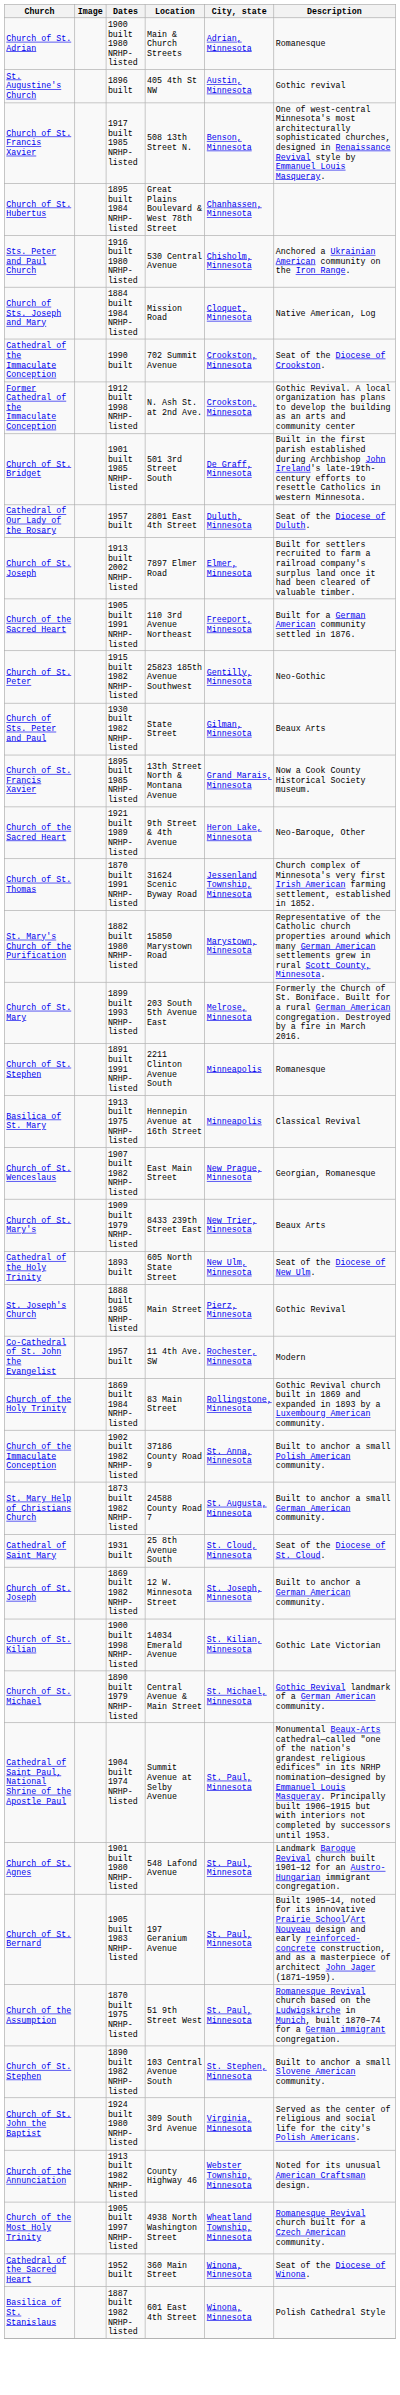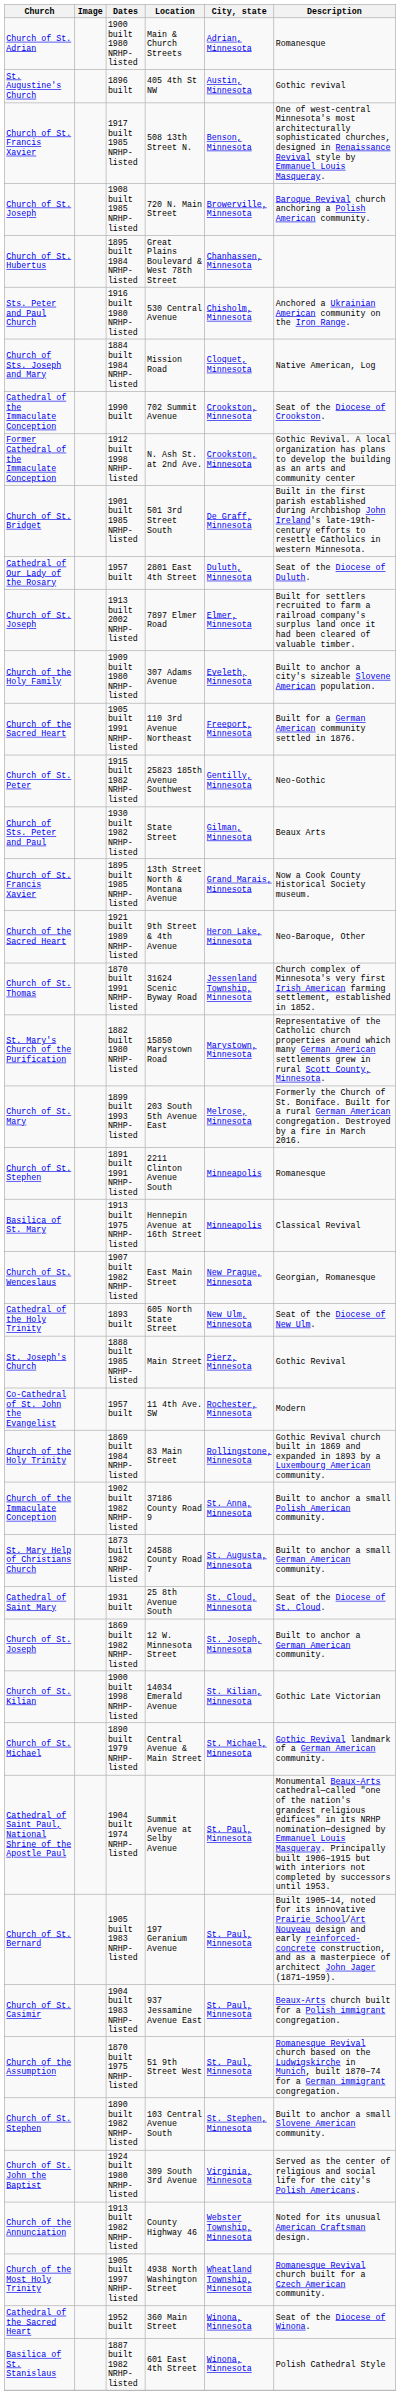+ row: (174, 209)
+ row: (169, 677)
- row: (174, 1225)
- row: (172, 1868)
+ row: (174, 2010)
